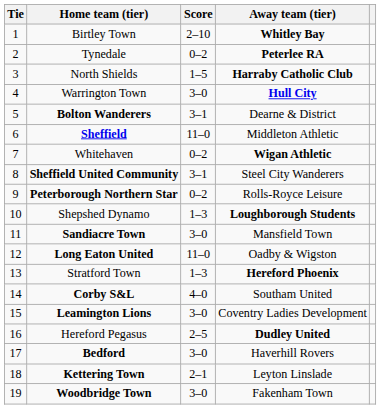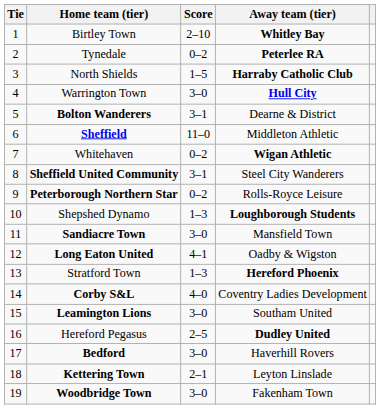(198, 253) 11–0 -> (198, 253) 4–1
(293, 293) Southam United -> (293, 293) Coventry Ladies Development
(293, 313) Coventry Ladies Development -> (293, 313) Southam United
